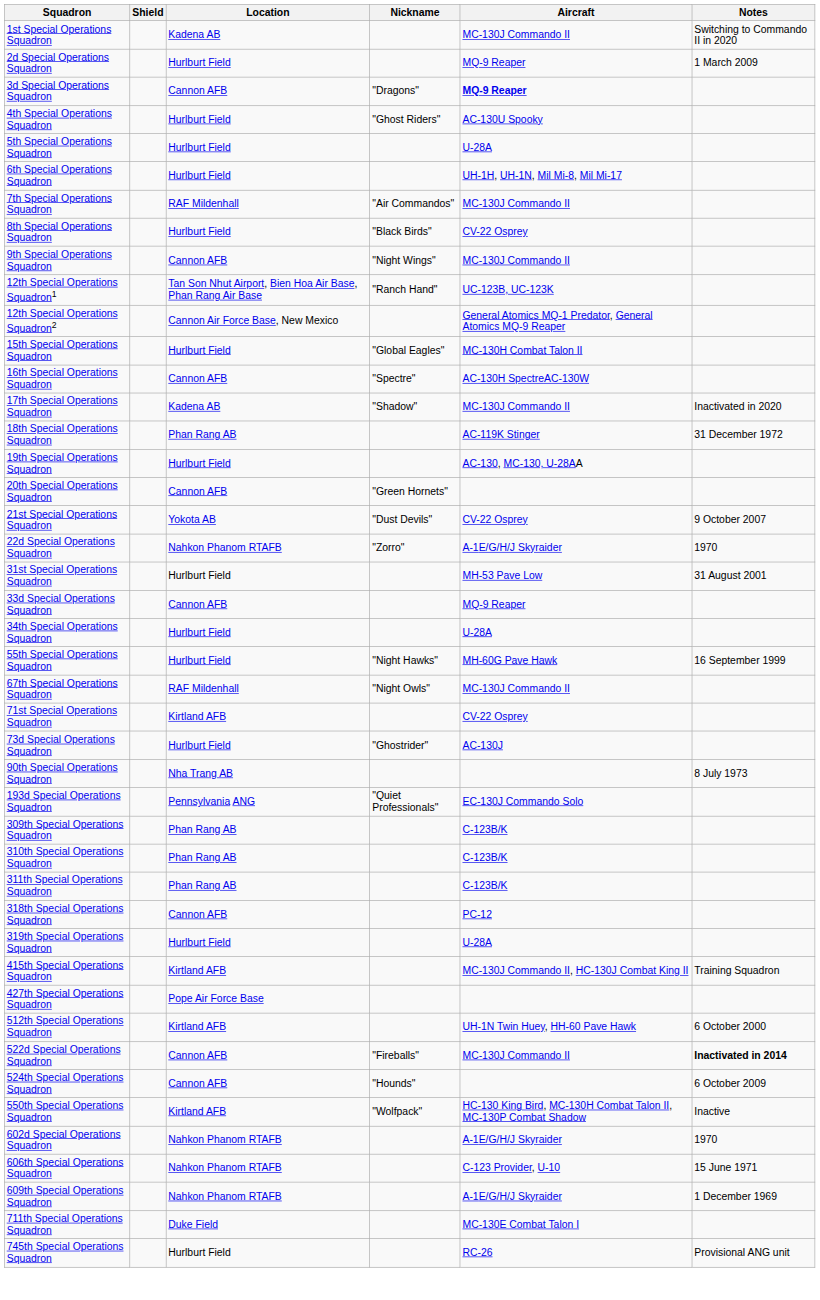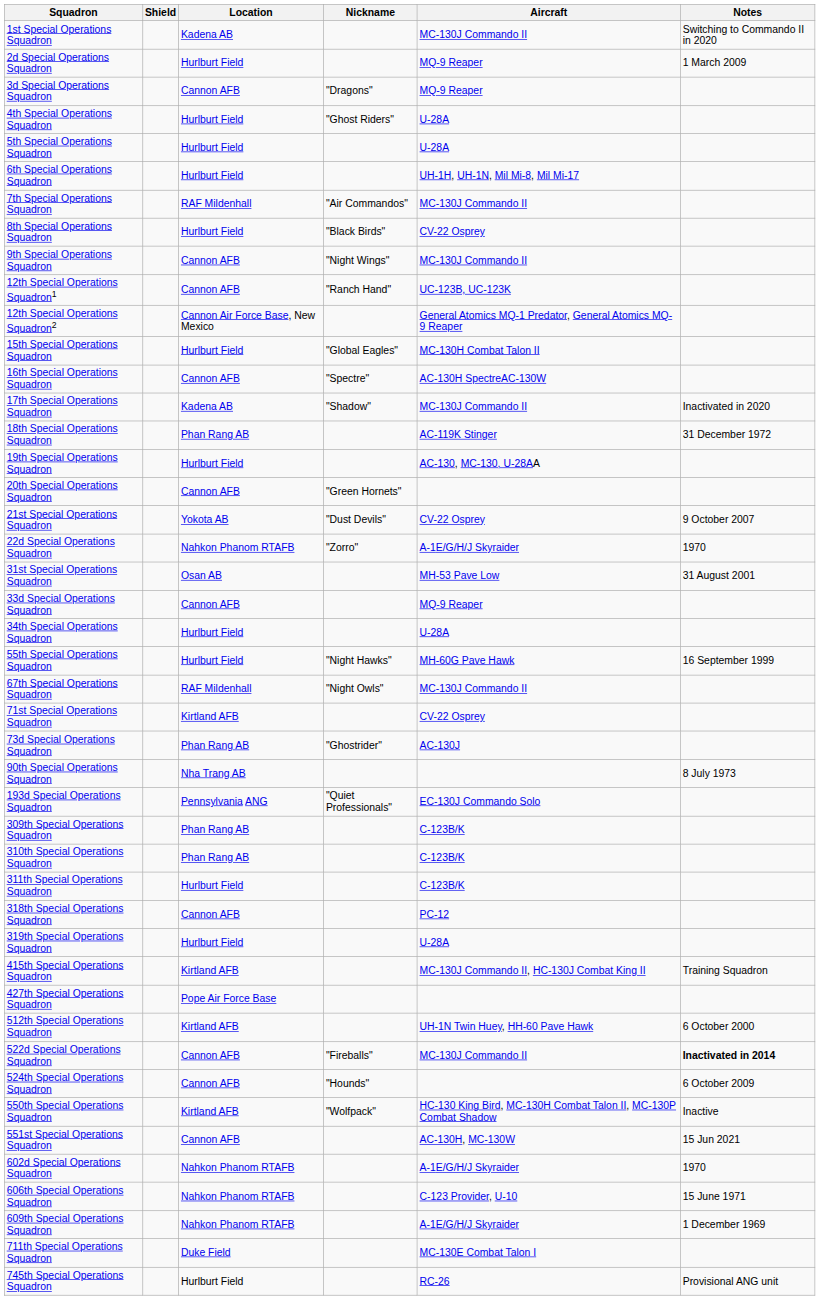(495, 91) bold -> (451, 91) normal
(503, 119) AC-130U Spooky -> (434, 119) U-28A
(263, 290) Tan Son Nhut Airport, Bien Hoa Air Base, Phan Rang Air Base -> (210, 290) Cannon AFB
(200, 576) Hurlburt Field -> (201, 576) Osan AB
(200, 745) Hurlburt Field -> (215, 745) Phan Rang AB
(202, 886) Phan Rang AB -> (212, 886) Hurlburt Field
+ row: (65, 1140)
